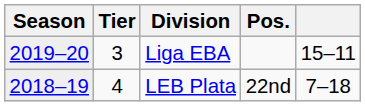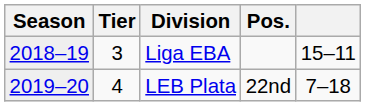(49, 53) 2019–20 -> (49, 53) 2018–19
(49, 85) 2018–19 -> (49, 85) 2019–20
